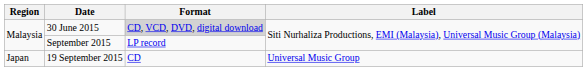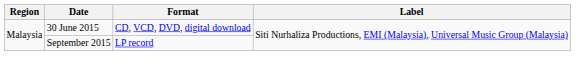(195, 27) lightgrey background -> (183, 27) no background
- row: (85, 58)
